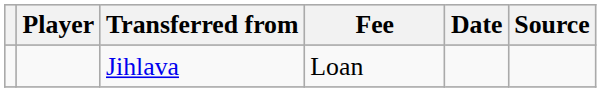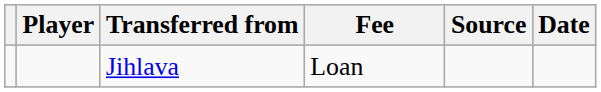columns swapped: (477, 24) <-> (552, 24)
